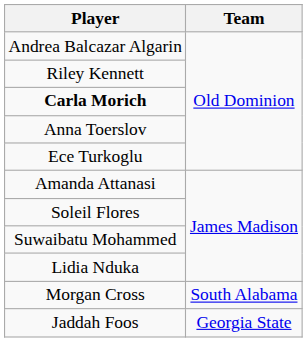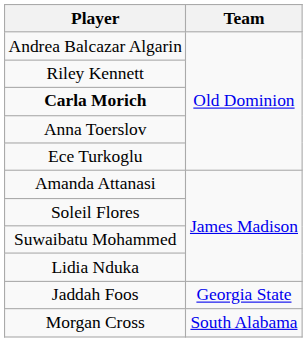rows swapped: (95, 322) <-> (95, 294)
